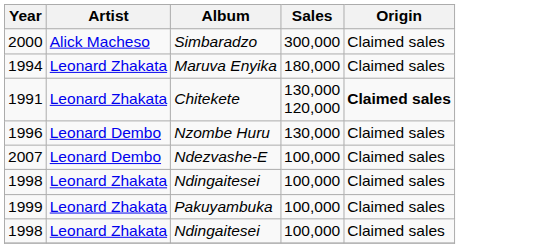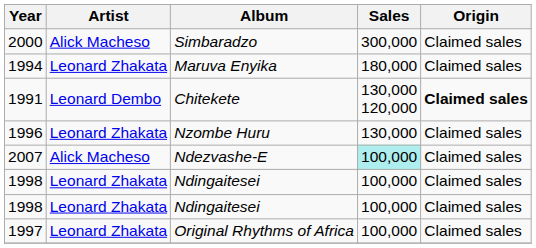(108, 99) Leonard Zhakata -> (105, 99) Leonard Dembo
(105, 132) Leonard Dembo -> (108, 132) Leonard Zhakata
(105, 157) Leonard Dembo -> (100, 157) Alick Macheso
(312, 157) no background -> (389, 157) paleturquoise background
- row: (25, 206)
+ row: (25, 231)
